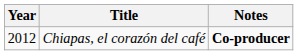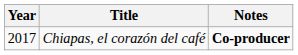(22, 38) 2012 -> (22, 38) 2017
